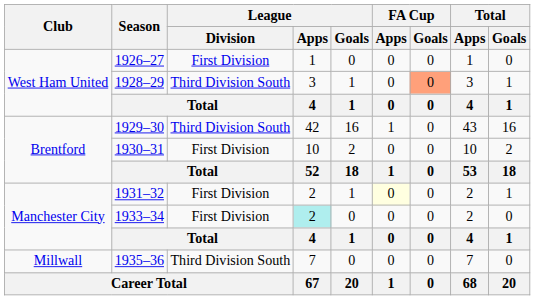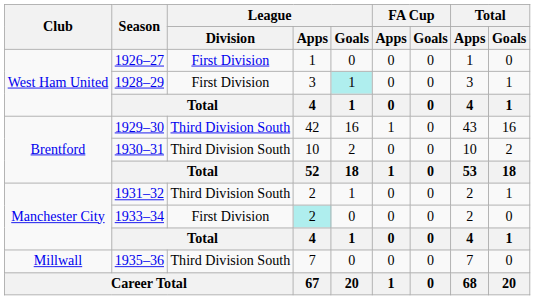(230, 82) Third Division South -> (230, 82) First Division
(352, 82) no background -> (352, 82) paleturquoise background
(430, 82) lightsalmon background -> (430, 82) no background
(230, 149) First Division -> (230, 149) Third Division South
(230, 194) First Division -> (230, 194) Third Division South
(391, 194) lightyellow background -> (391, 194) no background
